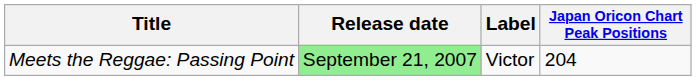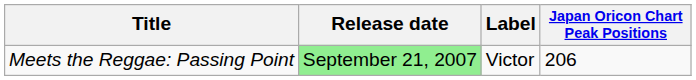(561, 60) 204 -> (561, 60) 206
